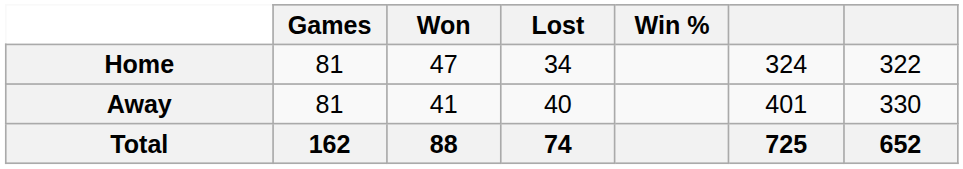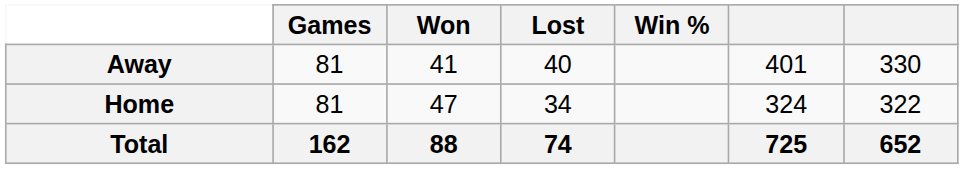rows swapped: (139, 64) <-> (139, 104)
